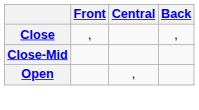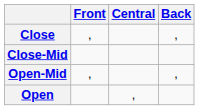+ row: (38, 74)
